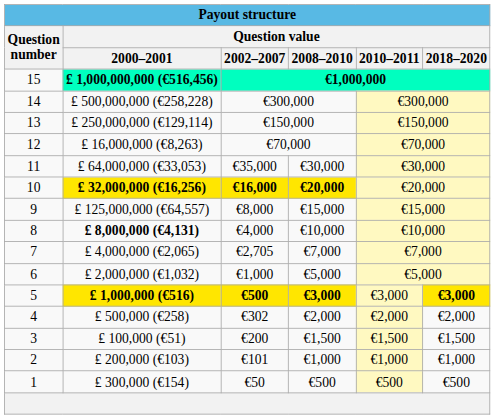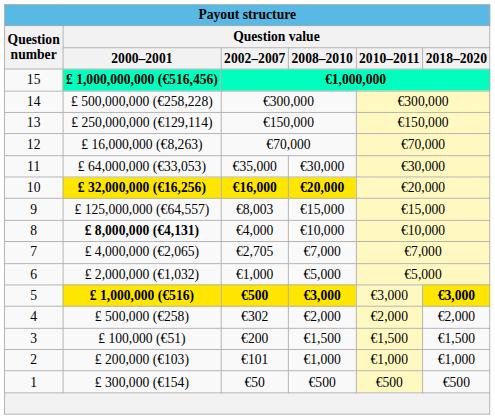(255, 209) €8,000 -> (255, 209) €8,003
